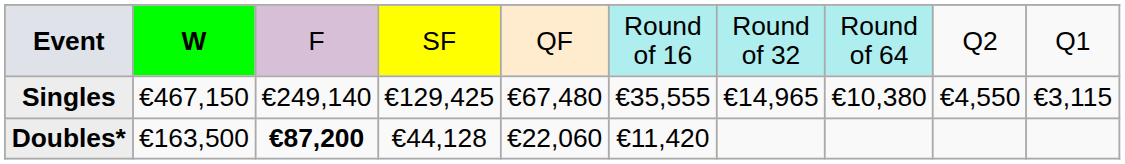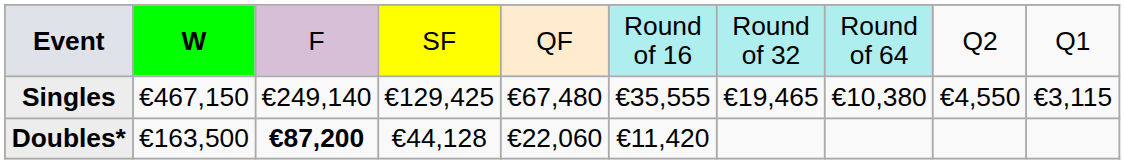(771, 97) €14,965 -> (771, 97) €19,465
